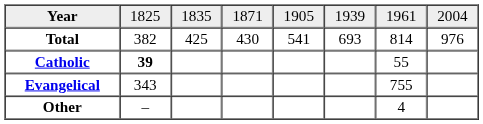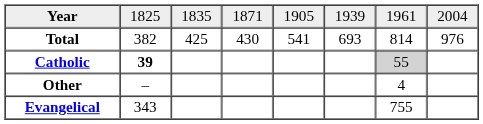(401, 61) no background -> (401, 61) lightgrey background
rows swapped: (62, 84) <-> (62, 107)
